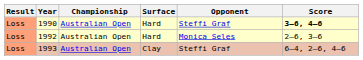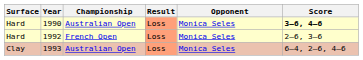columns swapped: (20, 11) <-> (159, 11)
(205, 23) Steffi Graf -> (207, 23) Monica Seles
(96, 36) Australian Open -> (91, 36) French Open
(205, 49) Steffi Graf -> (207, 49) Monica Seles
